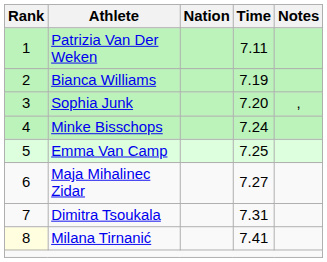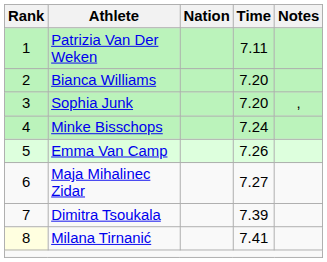(254, 80) 7.19 -> (254, 80) 7.20
(254, 151) 7.25 -> (254, 151) 7.26
(254, 214) 7.31 -> (254, 214) 7.39
